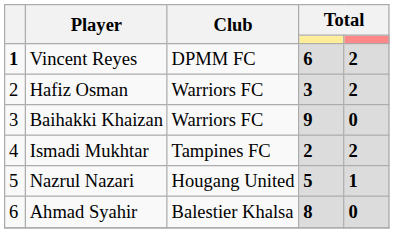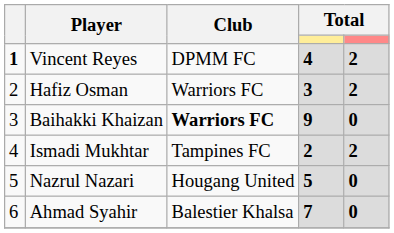(308, 59) 6 -> (308, 59) 4
(217, 120) normal -> (223, 120) bold
(353, 181) 1 -> (353, 181) 0
(308, 212) 8 -> (308, 212) 7
